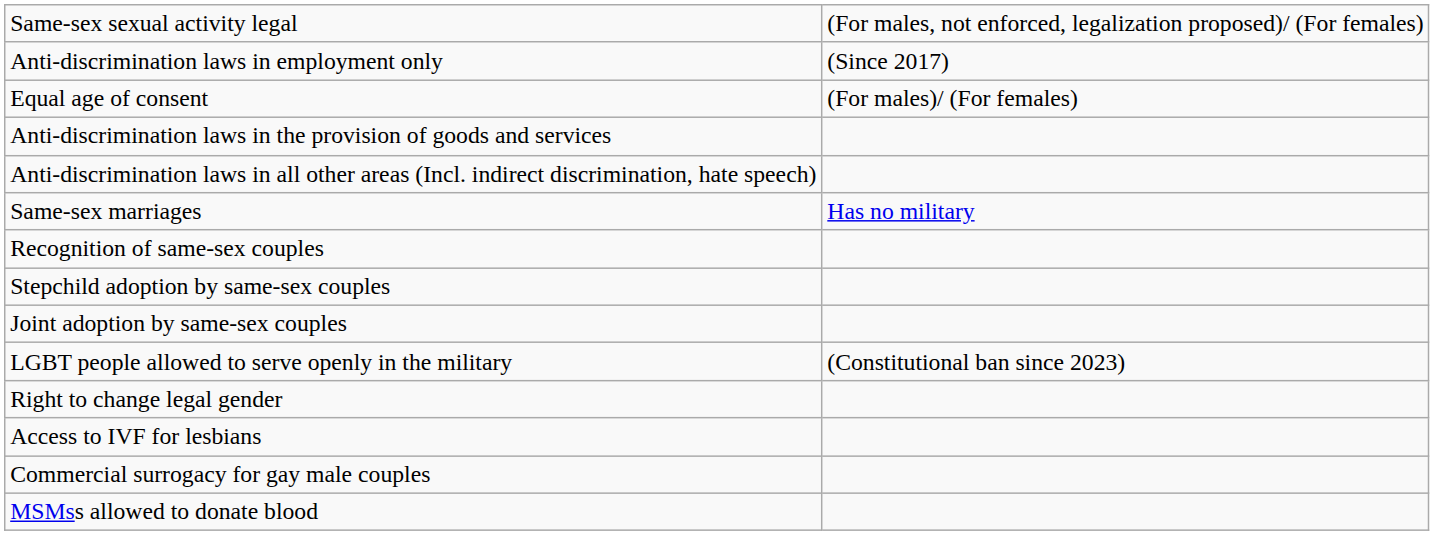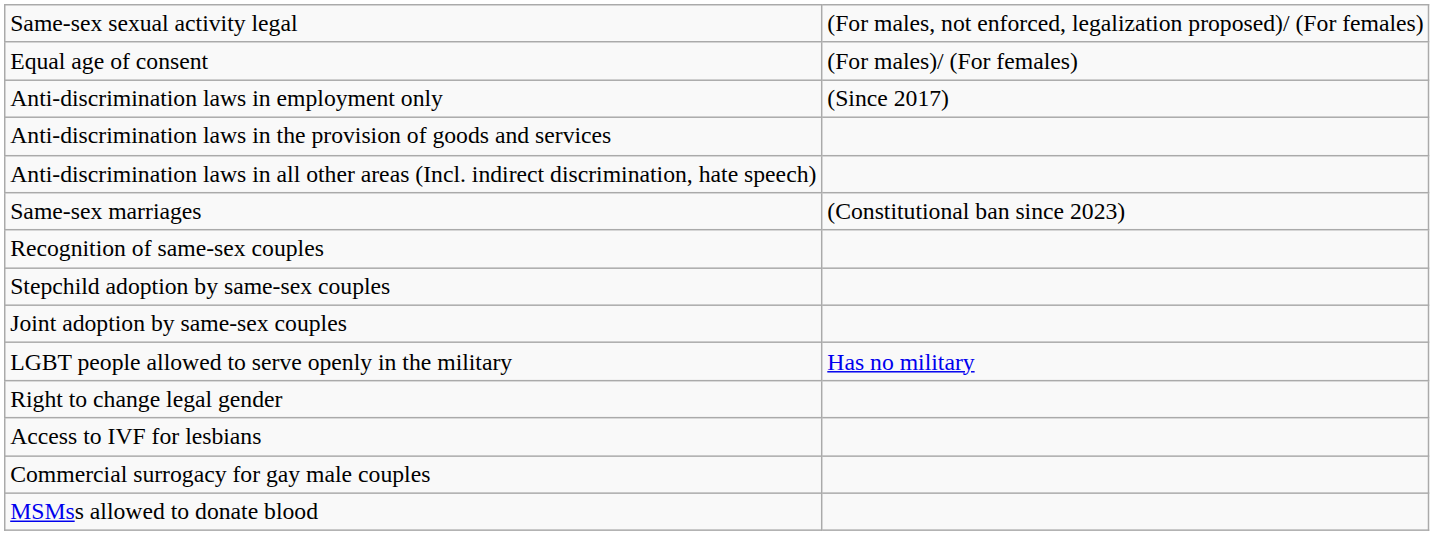rows swapped: (109, 98) <-> (227, 60)
(901, 211) Has no military -> (976, 211) (Constitutional ban since 2023)
(976, 361) (Constitutional ban since 2023) -> (901, 361) Has no military
